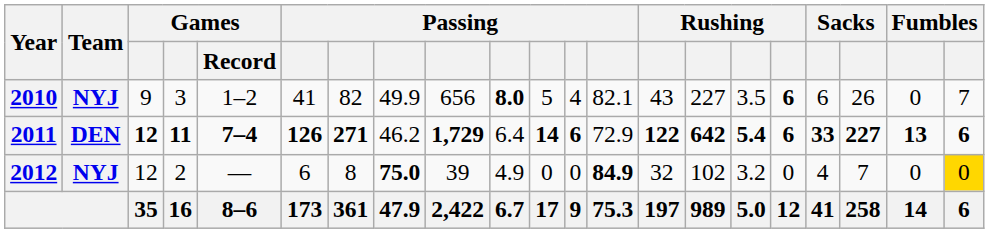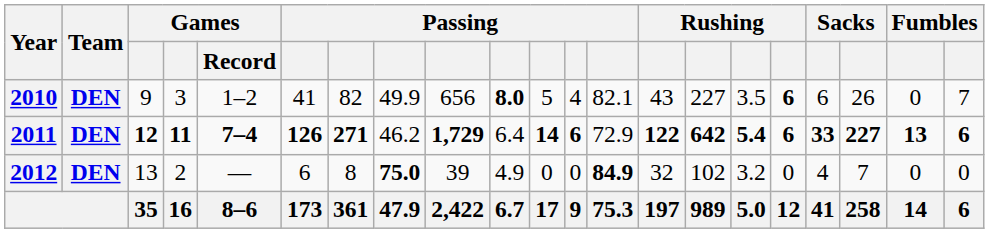(96, 97) NYJ -> (96, 97) DEN
(96, 172) NYJ -> (96, 172) DEN
(146, 172) 12 -> (146, 172) 13
(964, 172) gold background -> (964, 172) no background
